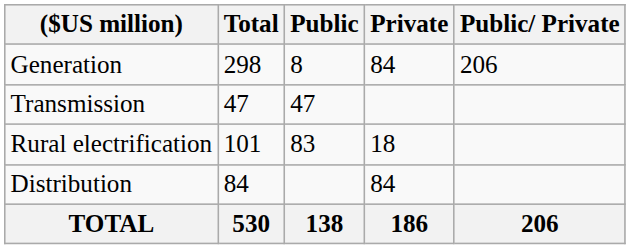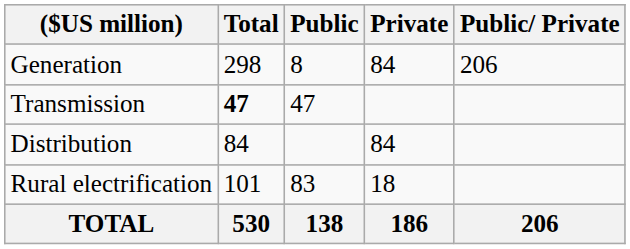(236, 104) normal -> (236, 104) bold
rows swapped: (71, 183) <-> (111, 143)
